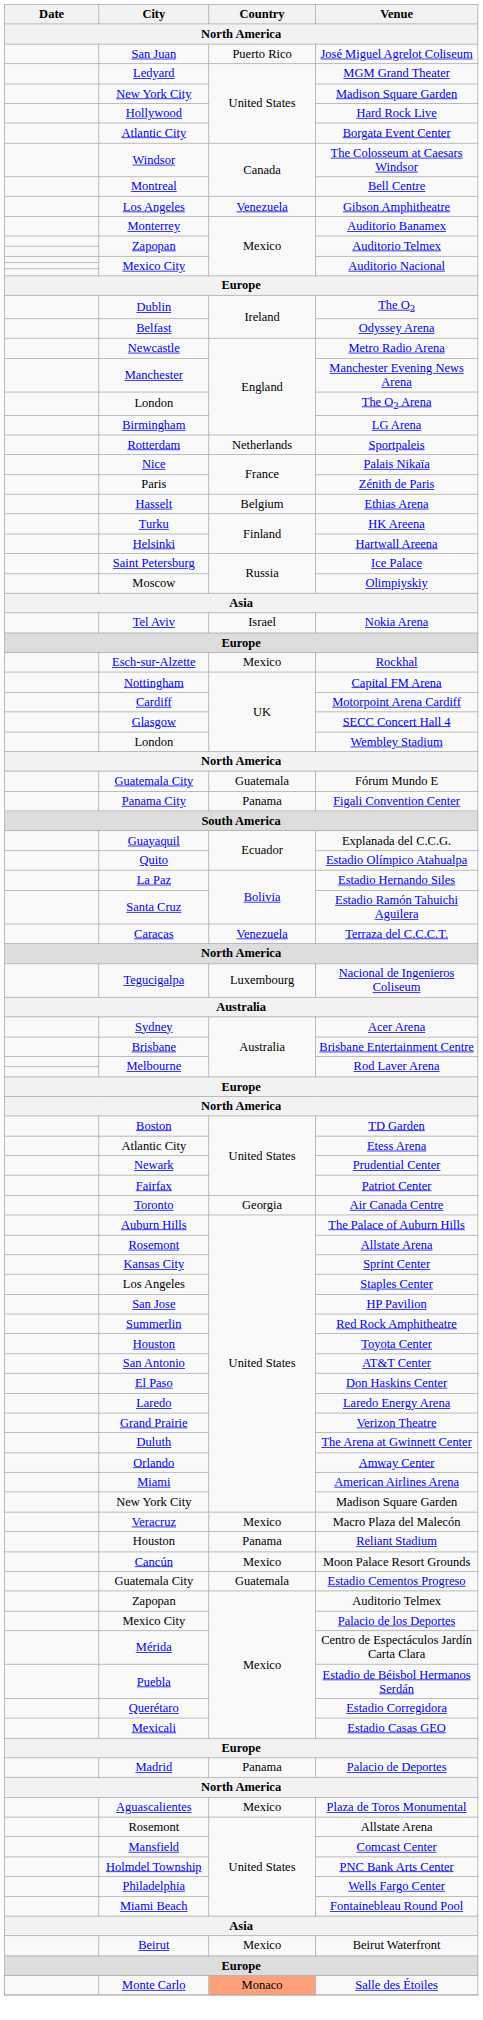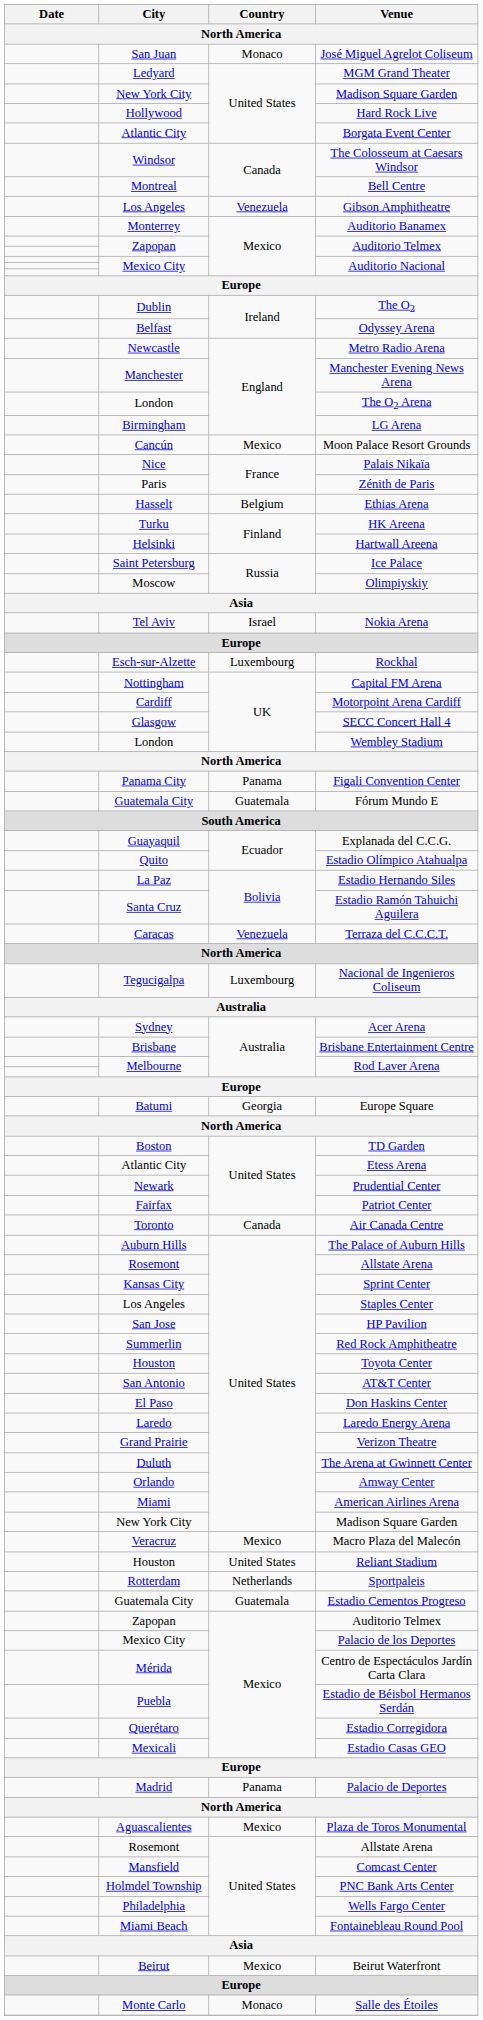(262, 53) Puerto Rico -> (262, 53) Monaco
rows swapped: (154, 444) <-> (154, 1561)
(262, 662) Mexico -> (262, 662) Luxembourg
rows swapped: (154, 781) <-> (154, 801)
+ row: (154, 1106)
(262, 1205) Georgia -> (262, 1225) Canada
(262, 1541) Panama -> (262, 1561) United States
(262, 1985) lightsalmon background -> (262, 2005) no background
